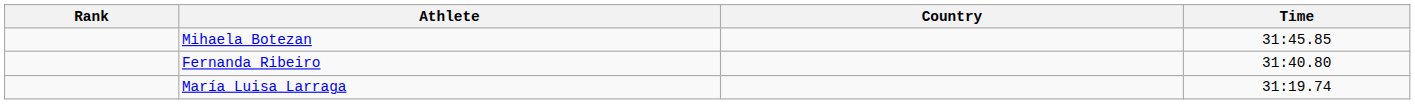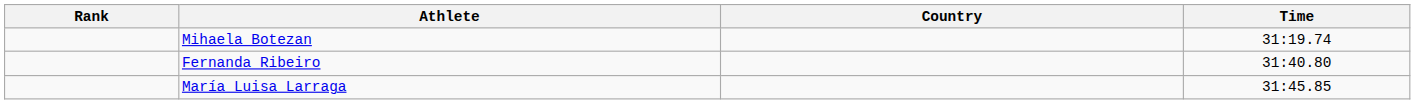(1297, 40) 31:45.85 -> (1297, 40) 31:19.74
(1297, 87) 31:19.74 -> (1297, 87) 31:45.85
